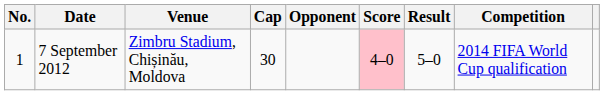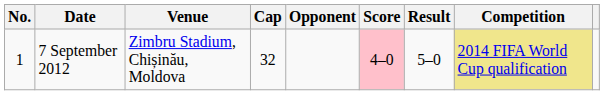(268, 59) 30 -> (268, 59) 32
(512, 59) no background -> (512, 59) khaki background
